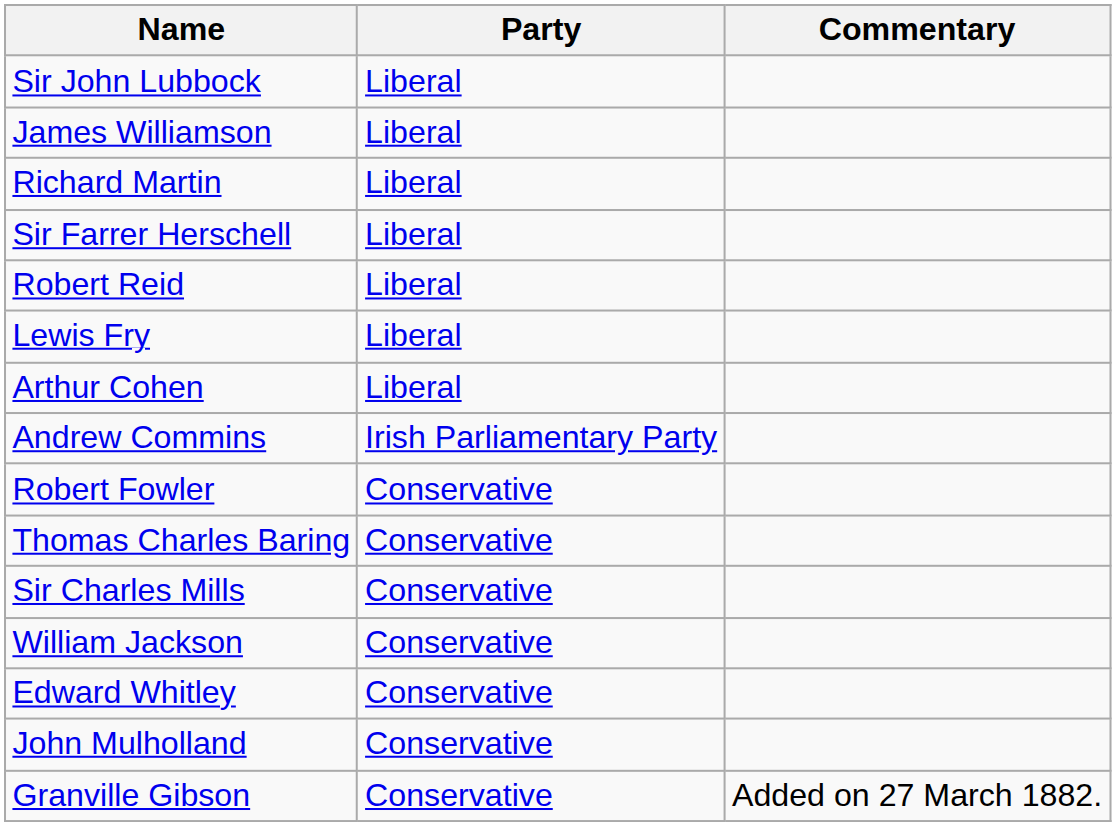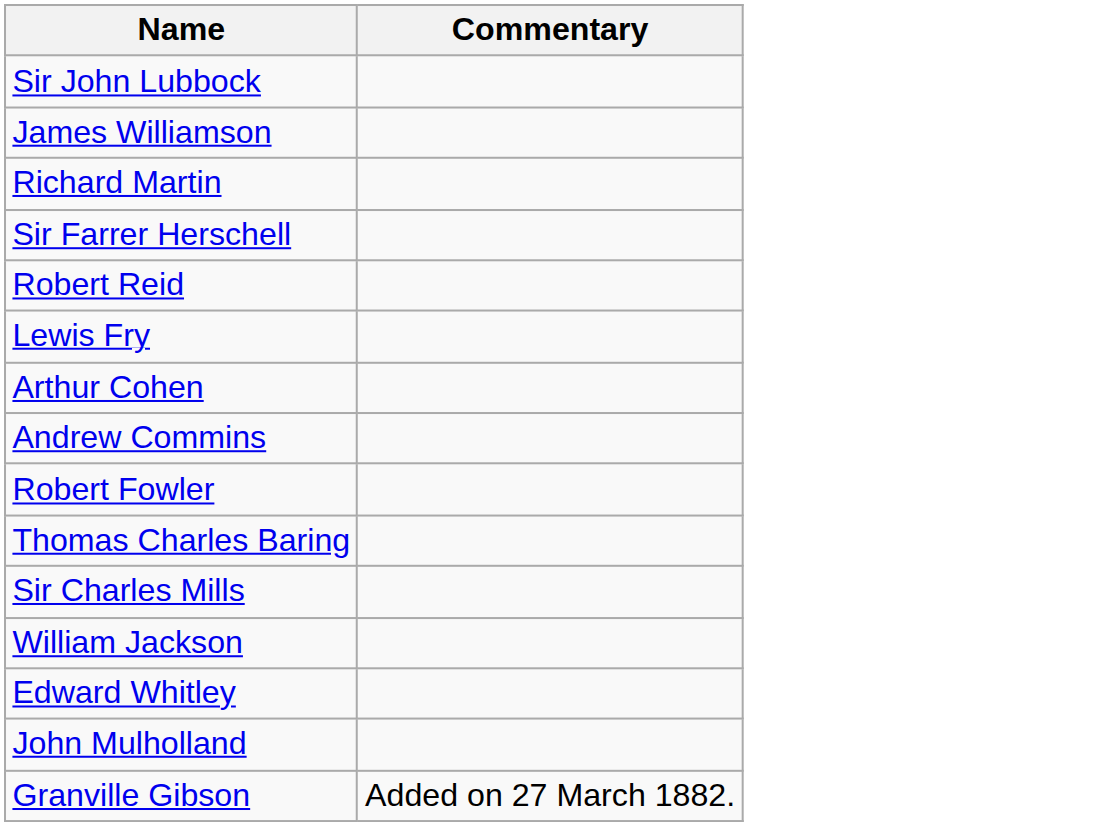- column: (541, 30)
